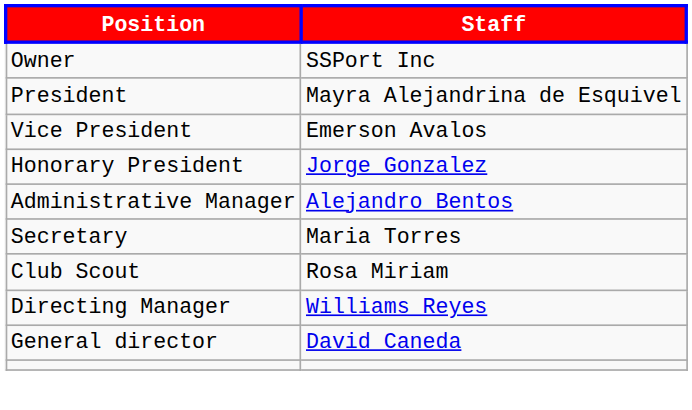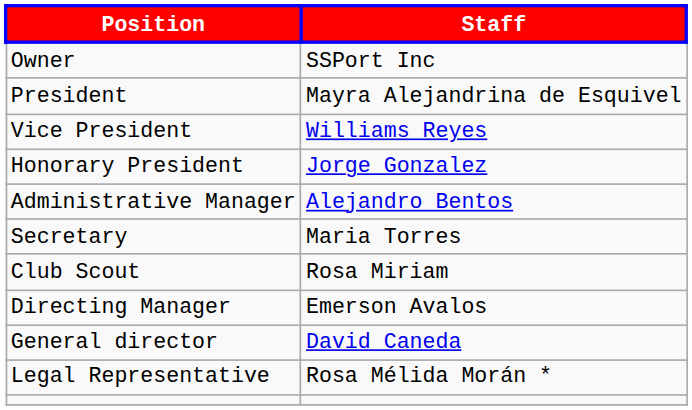(397, 131) Emerson Avalos -> (397, 131) Williams Reyes
(397, 307) Williams Reyes -> (397, 307) Emerson Avalos
+ row: (140, 377)
